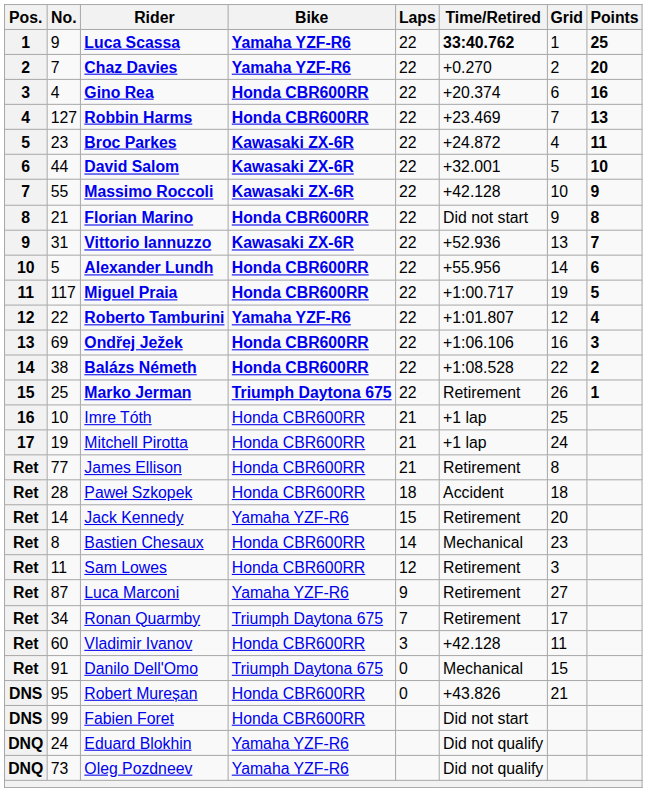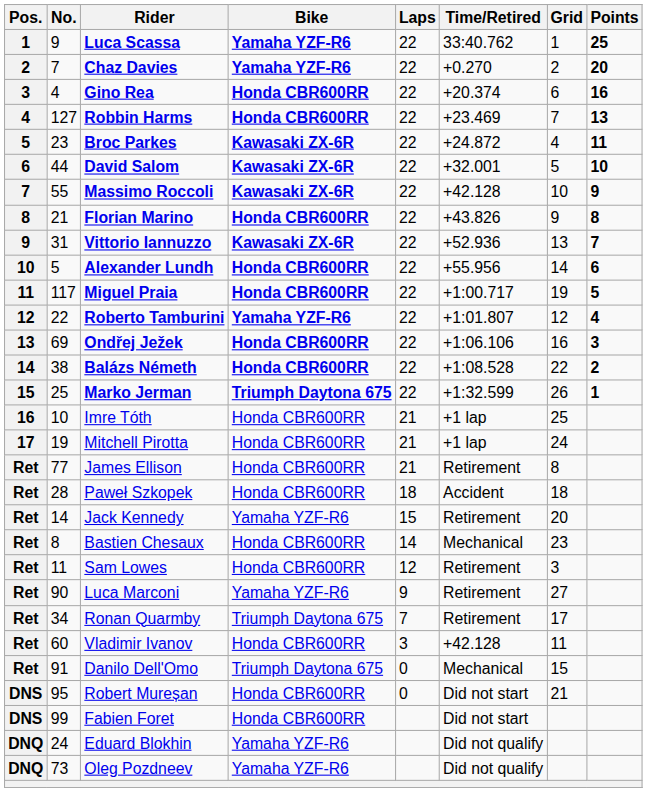(479, 42) bold -> (478, 42) normal
(486, 217) Did not start -> (472, 217) +43.826
(482, 393) Retirement -> (478, 393) +1:32.599
(59, 593) 87 -> (59, 593) 90
(472, 693) +43.826 -> (486, 693) Did not start
